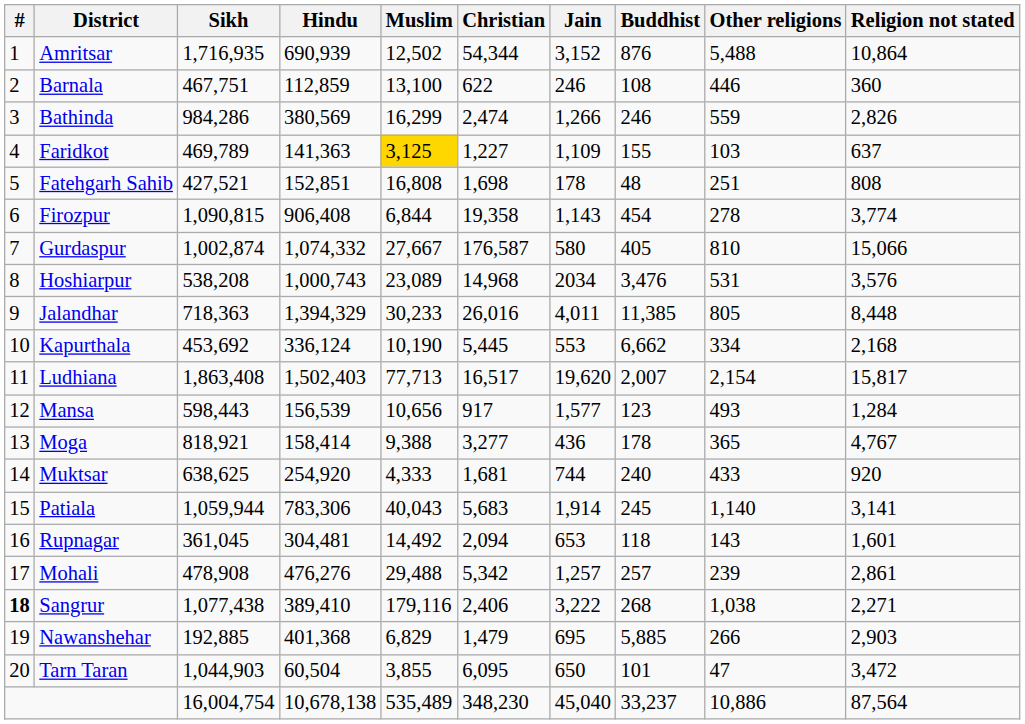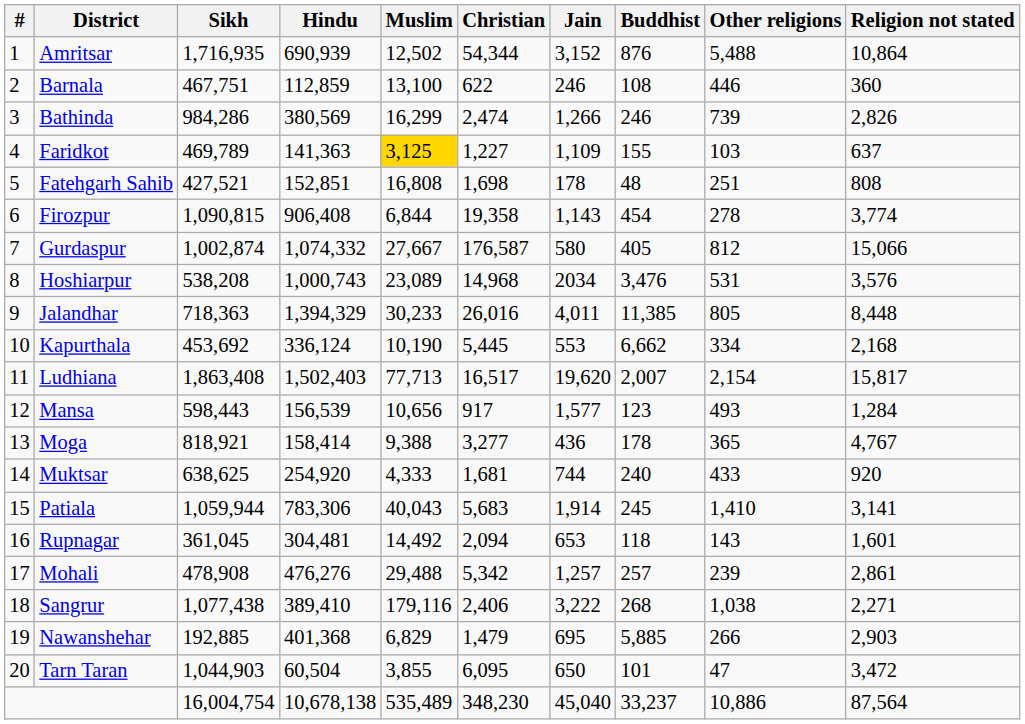(725, 118) 559 -> (725, 118) 739
(725, 248) 810 -> (725, 248) 812
(733, 507) 1,140 -> (733, 507) 1,410
(20, 605) bold -> (20, 605) normal
